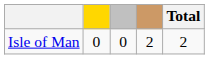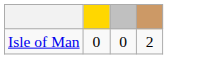- column: (183, 16)
